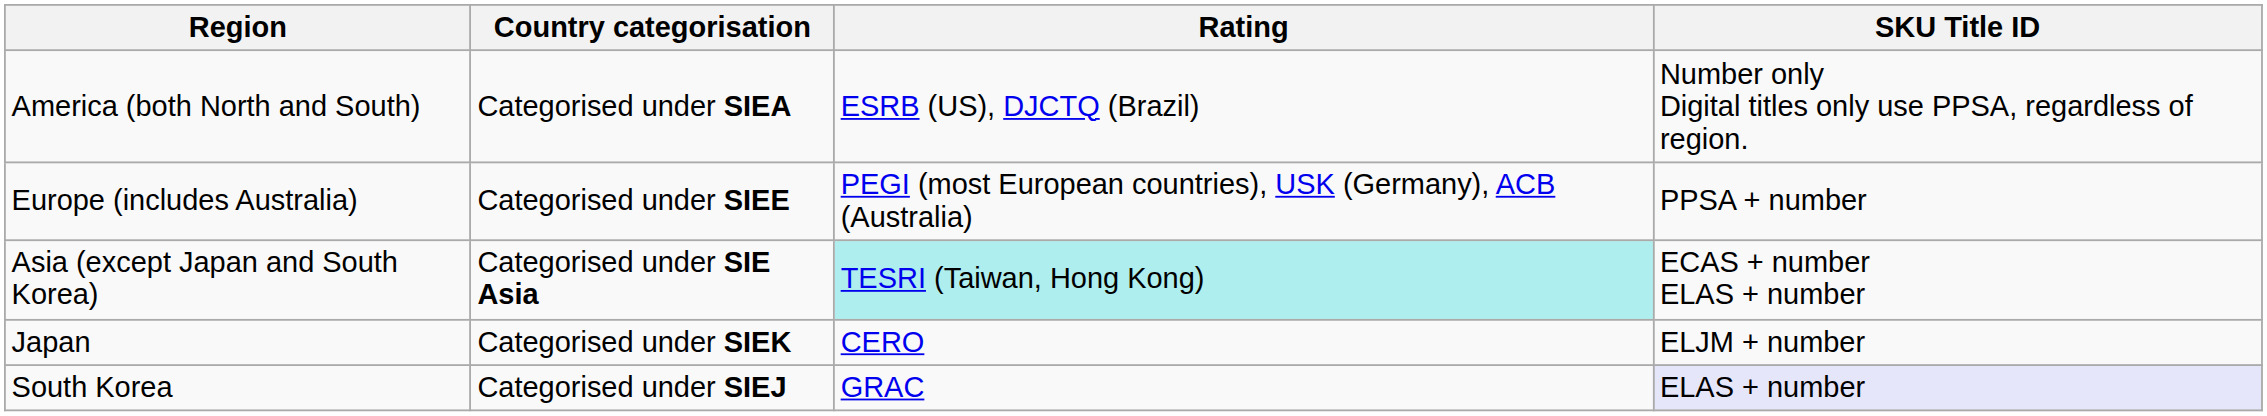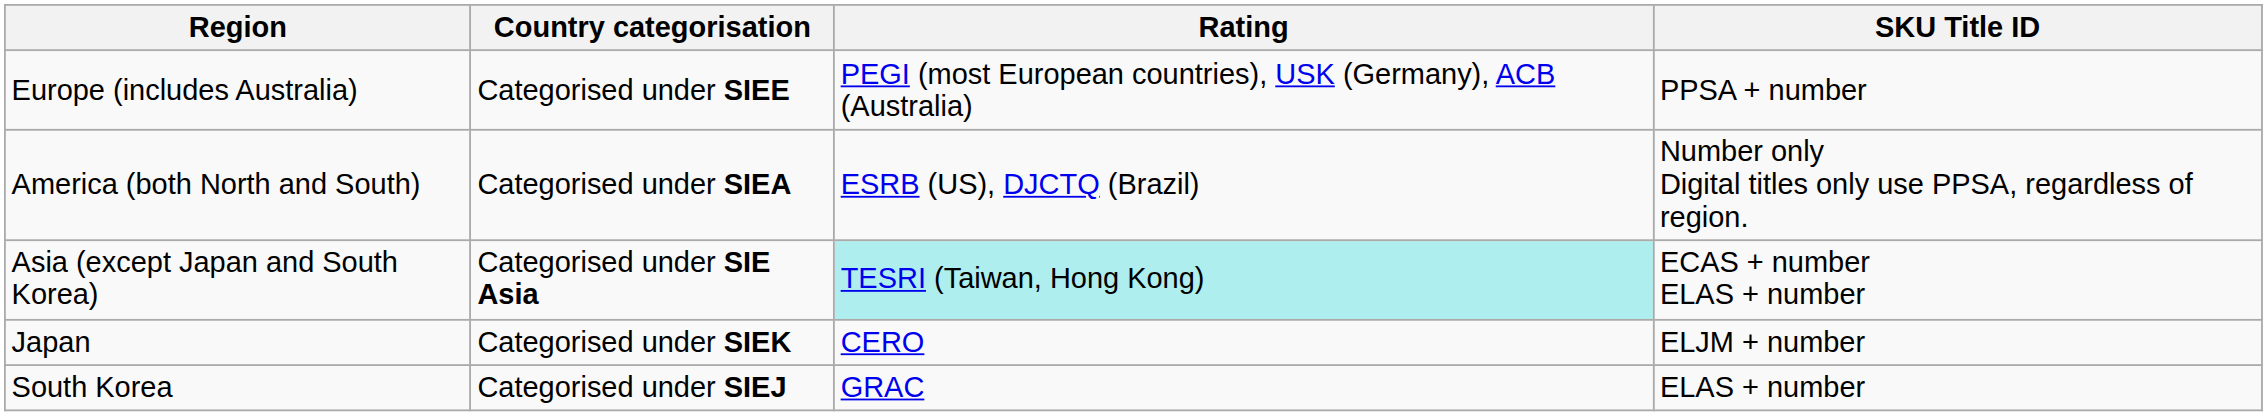rows swapped: (216, 105) <-> (185, 200)
(1763, 387) lavender background -> (1763, 387) no background
